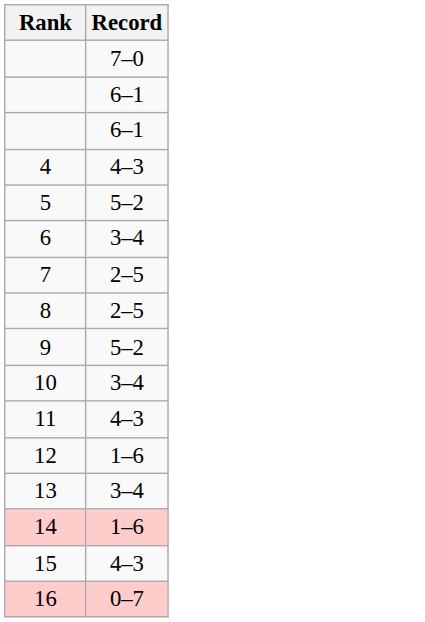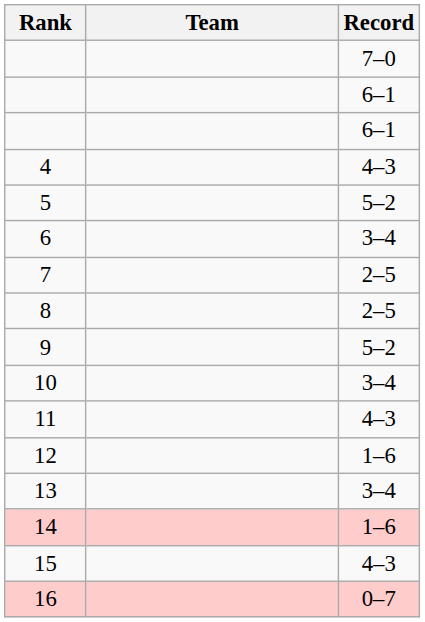+ column: (212, 22)
